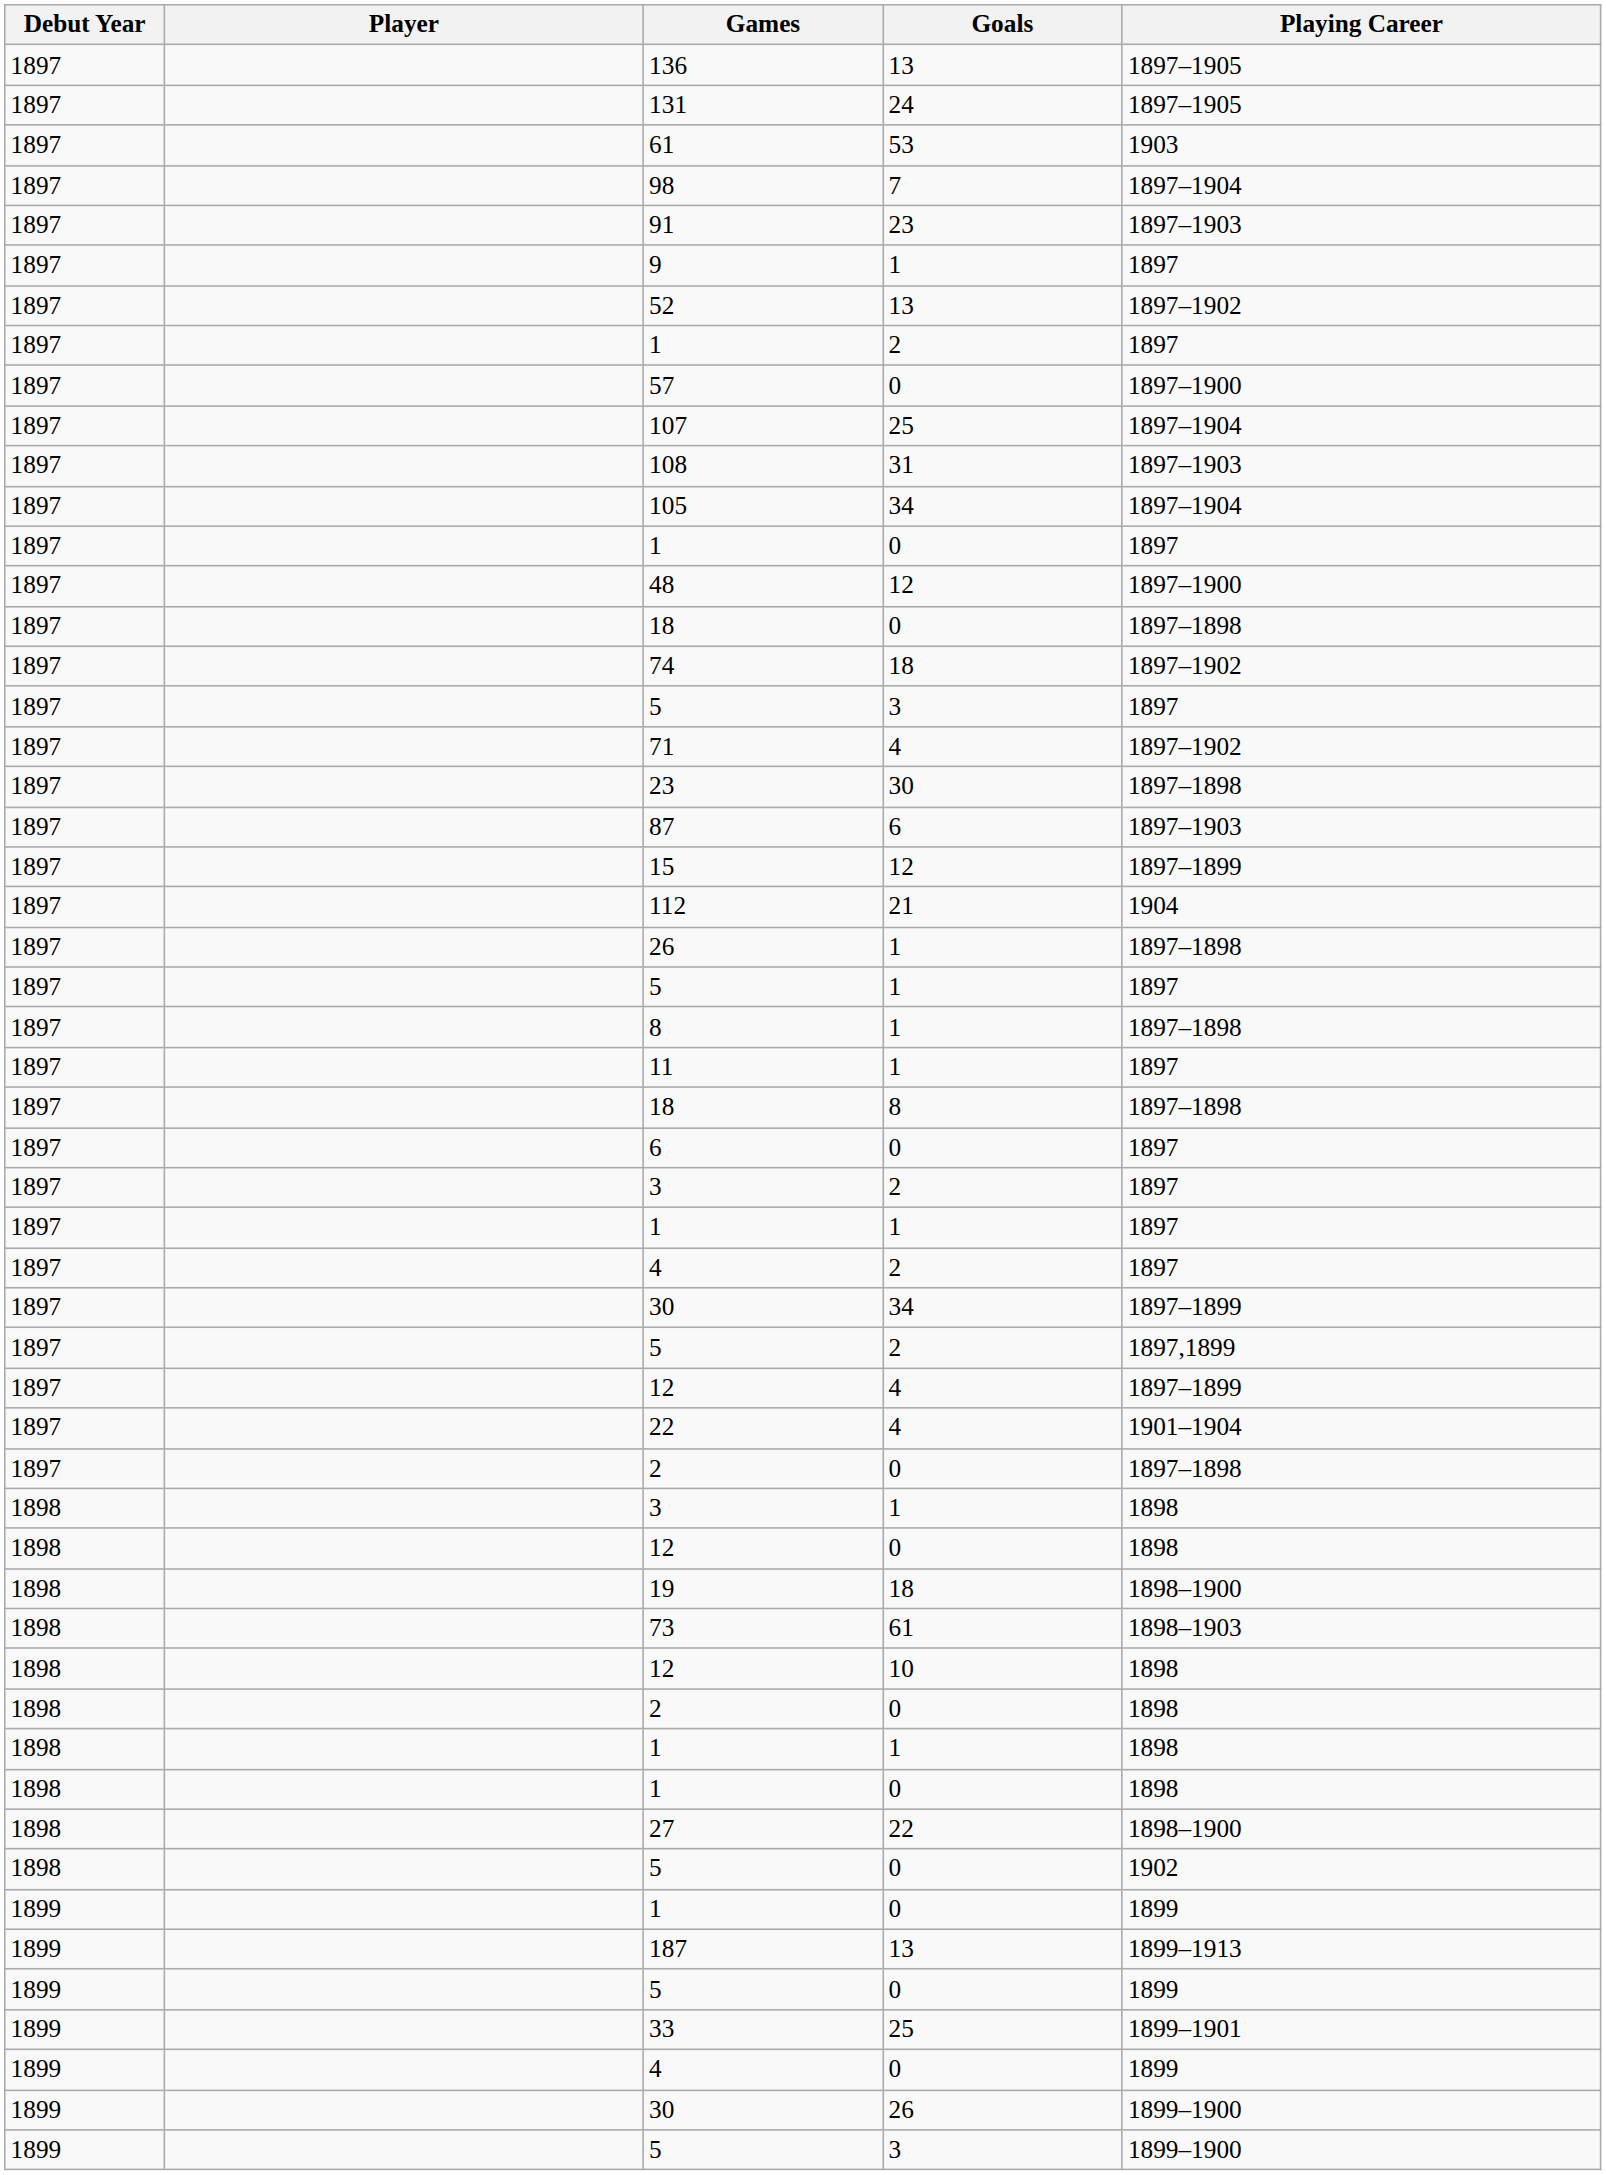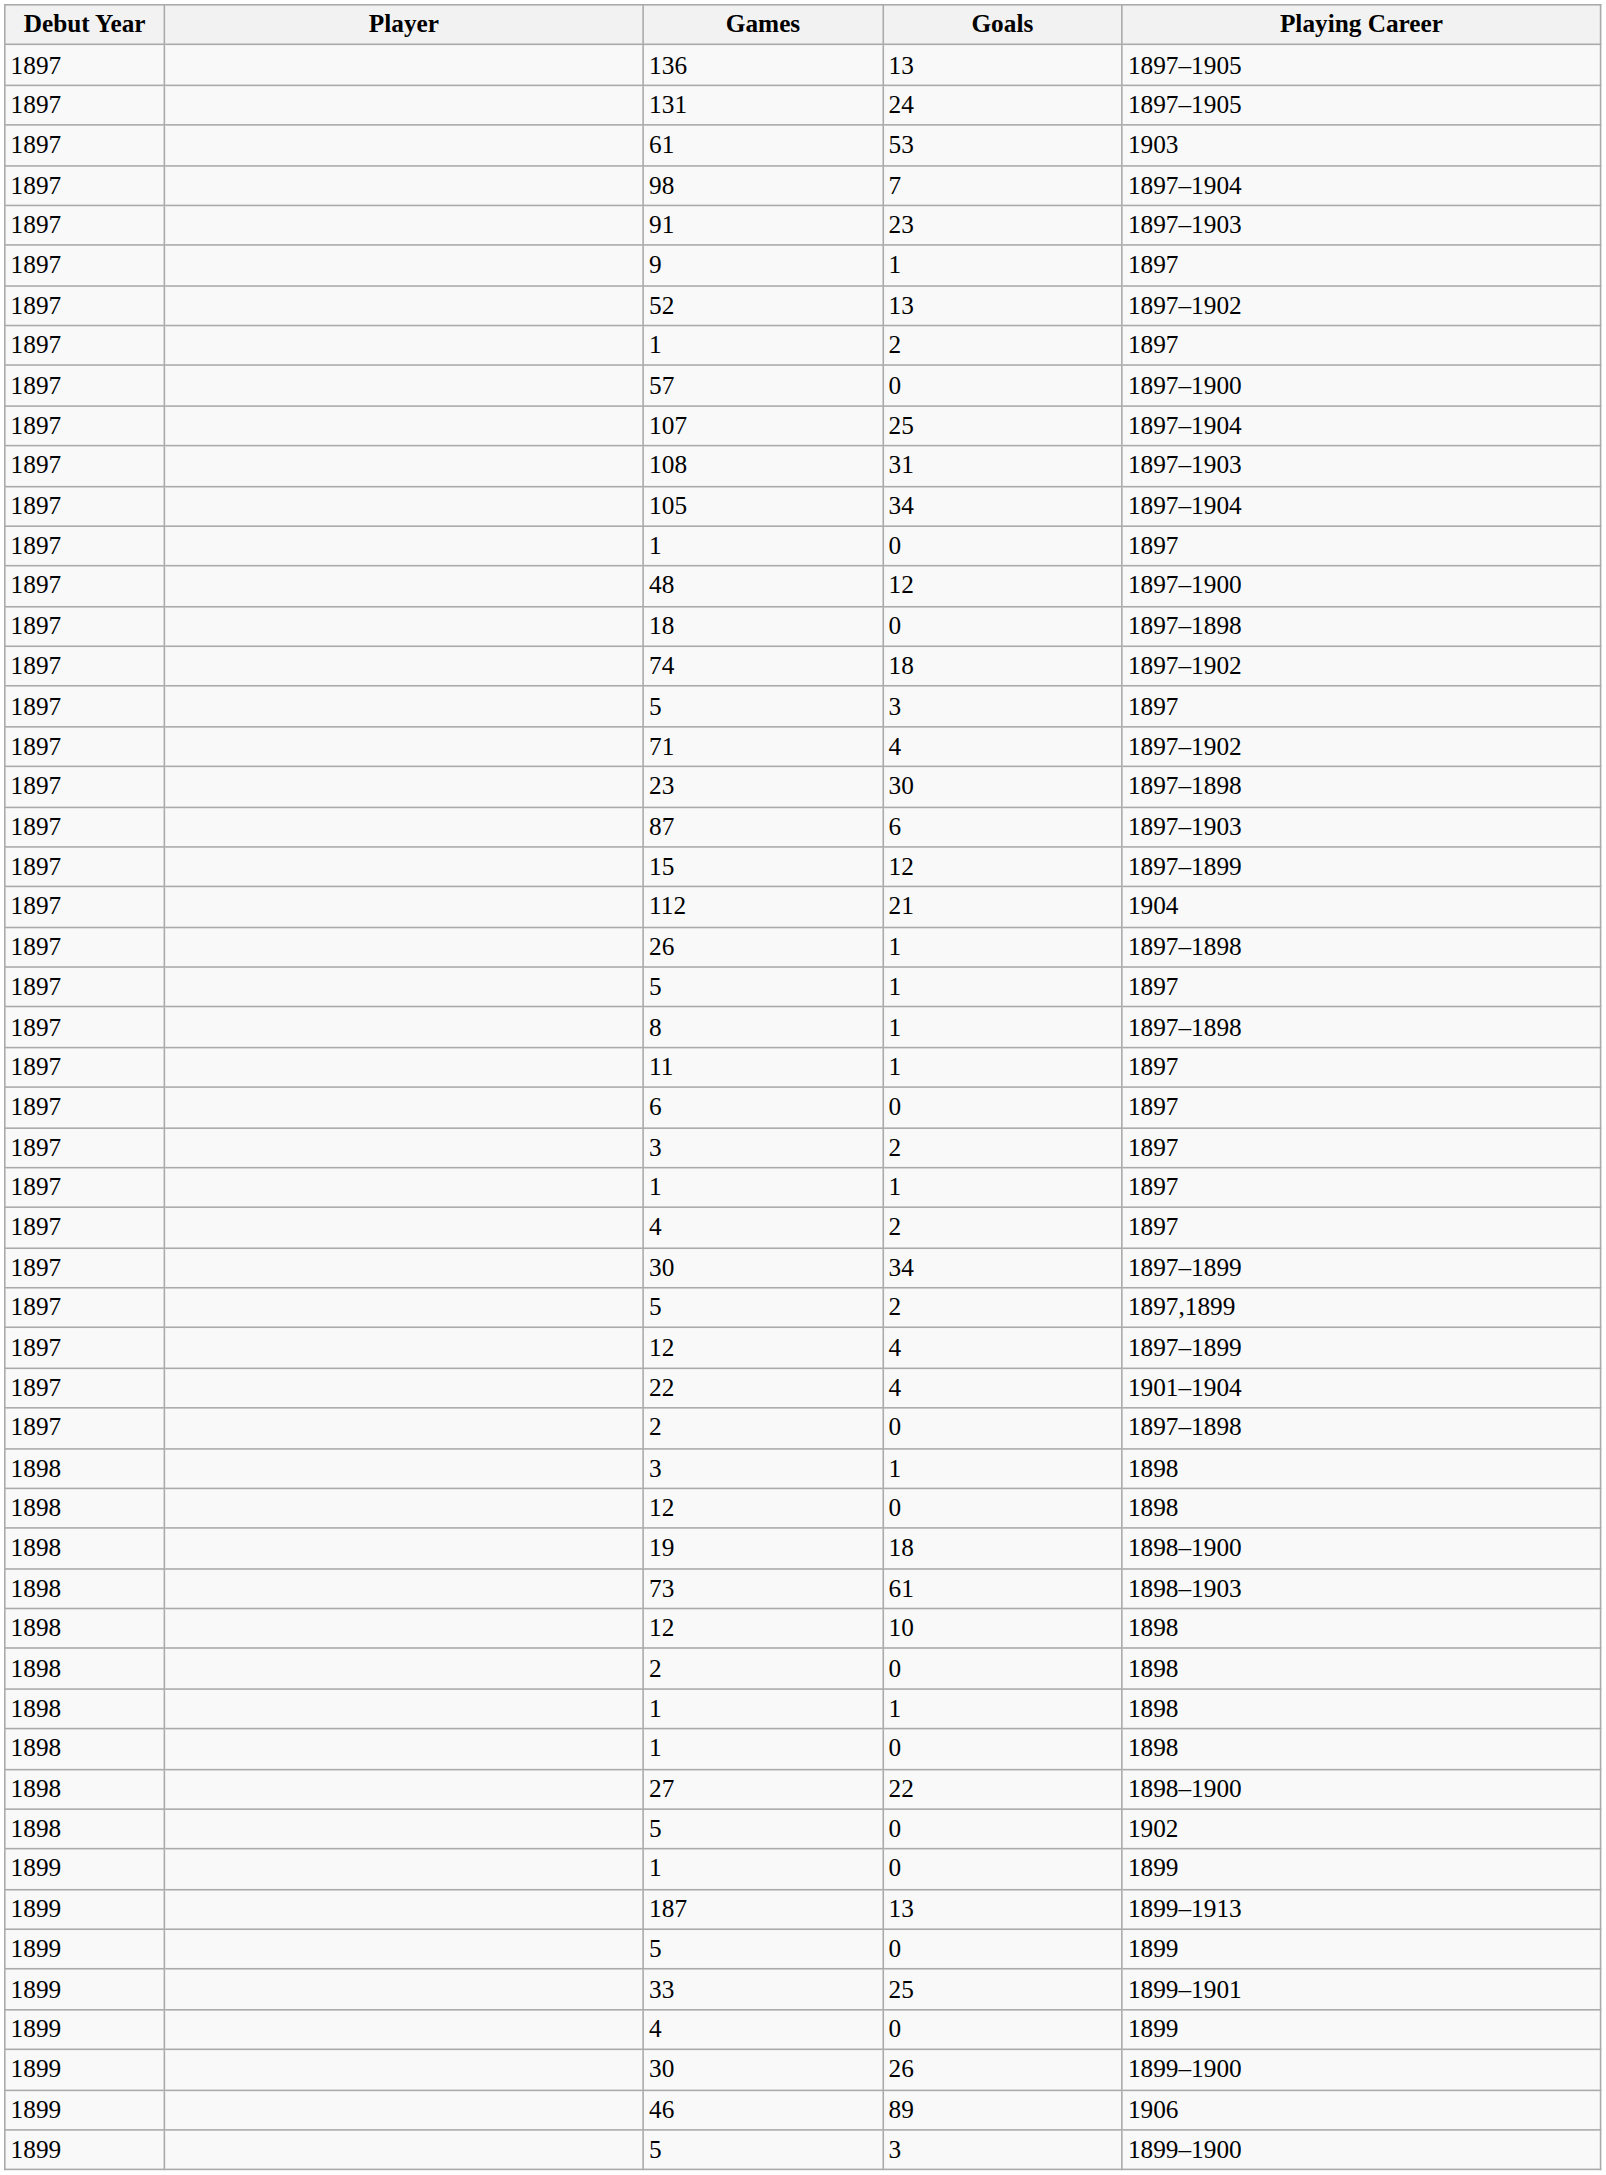- row: (662, 1107)
+ row: (662, 2109)
